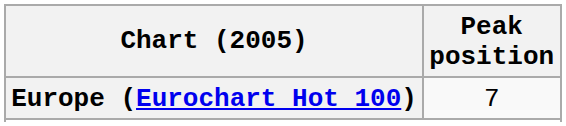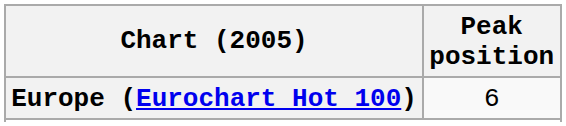(492, 99) 7 -> (492, 99) 6
